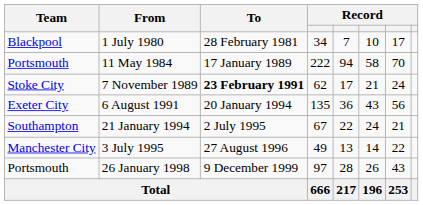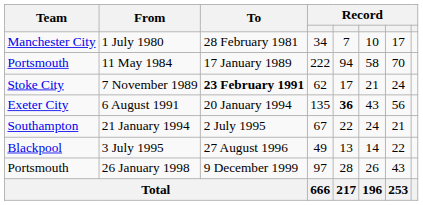(35, 42) Blackpool -> (52, 42) Manchester City
(346, 105) normal -> (346, 105) bold
(52, 147) Manchester City -> (35, 147) Blackpool
